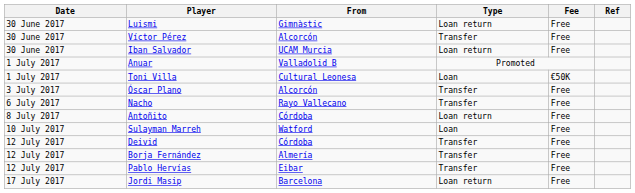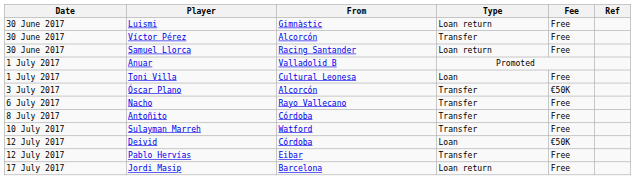+ row: (160, 50)
- row: (160, 50)
(560, 77) €50K -> (560, 77) Free
(560, 90) Free -> (560, 90) €50K
(465, 116) Loan return -> (458, 116) Transfer
(448, 129) Loan -> (458, 129) Transfer
(458, 142) Transfer -> (448, 142) Loan
(560, 142) Free -> (560, 142) €50K
- row: (164, 155)
